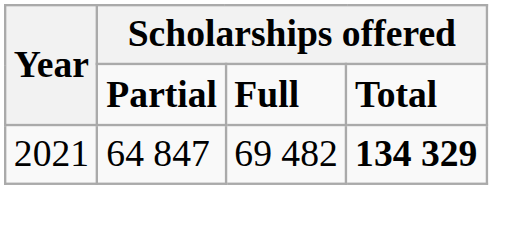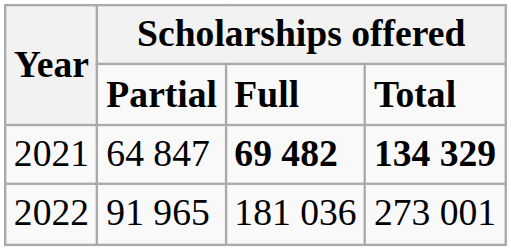(286, 153) normal -> (286, 153) bold
+ row: (51, 213)
